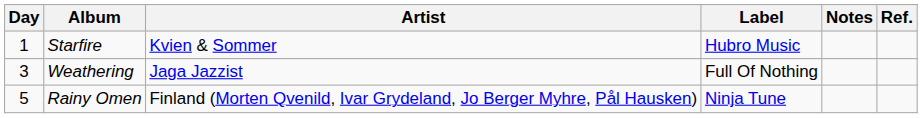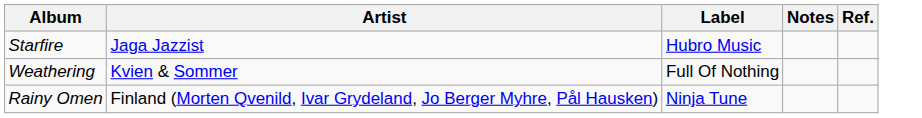- column: (24, 17)
(213, 44) Kvien & Sommer -> (157, 44) Jaga Jazzist
(196, 71) Jaga Jazzist -> (174, 71) Kvien & Sommer
